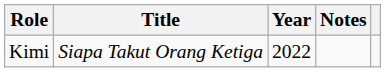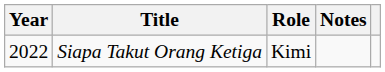columns swapped: (292, 19) <-> (29, 19)
